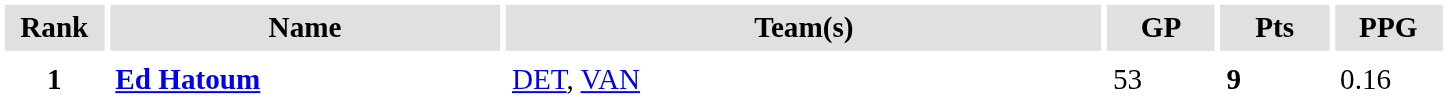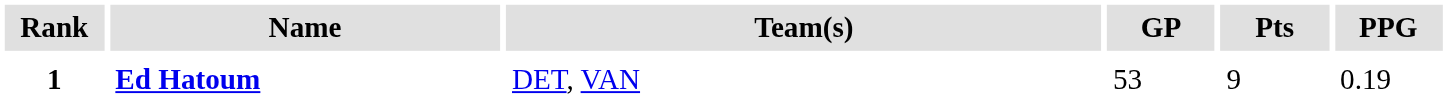(1234, 79) bold -> (1234, 79) normal
(1366, 79) 0.16 -> (1366, 79) 0.19
